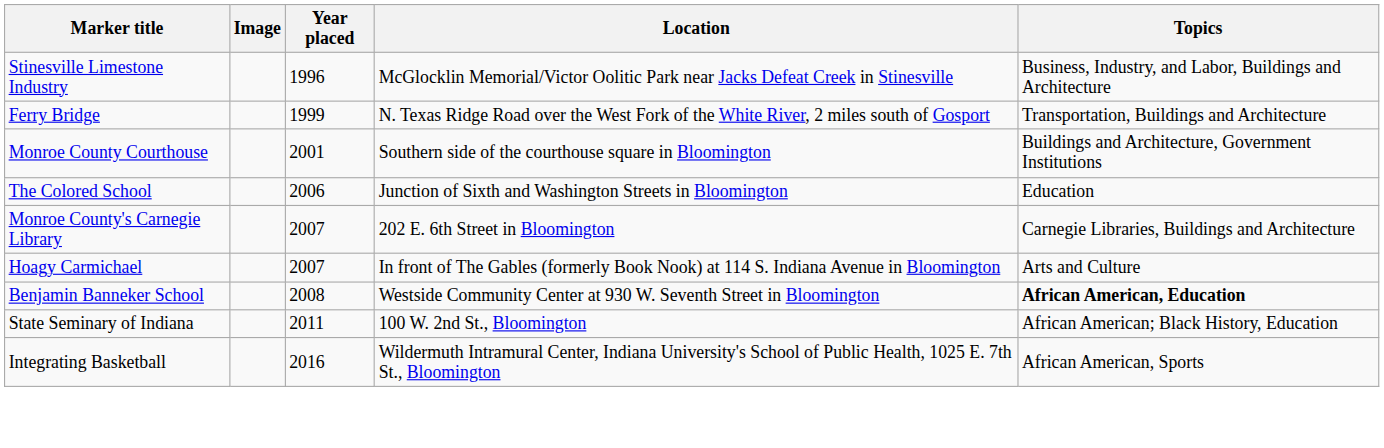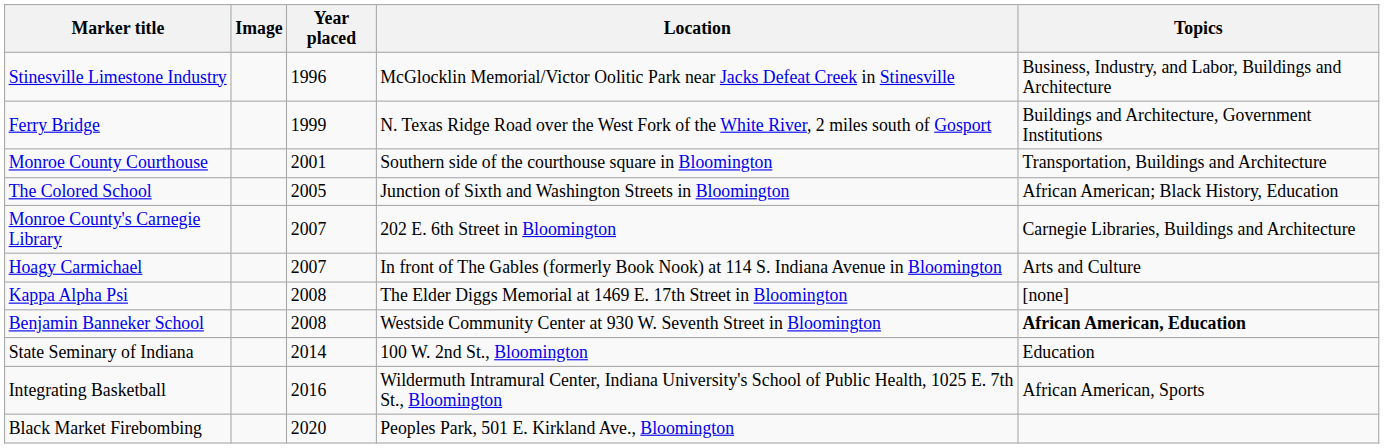(1174, 114) Transportation, Buildings and Architecture -> (1167, 124) Buildings and Architecture, Government Institutions
(1167, 153) Buildings and Architecture, Government Institutions -> (1175, 163) Transportation, Buildings and Architecture
(307, 191) 2006 -> (309, 191) 2005
(1058, 191) Education -> (1181, 191) African American; Black History, Education
+ row: (68, 295)
(307, 323) 2011 -> (309, 351) 2014
(1180, 323) African American; Black History, Education -> (1059, 351) Education
+ row: (105, 428)
